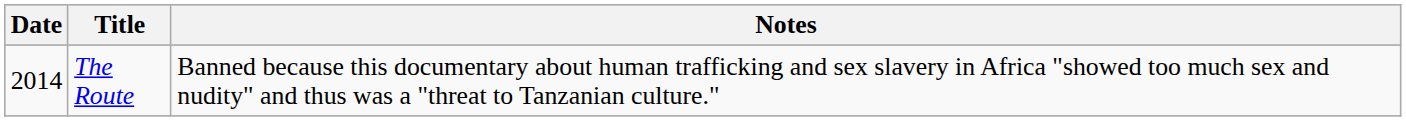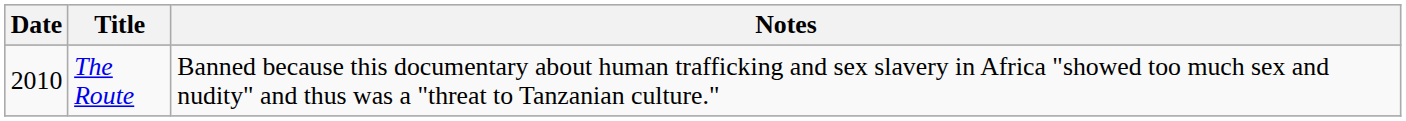(37, 80) 2014 -> (37, 80) 2010
